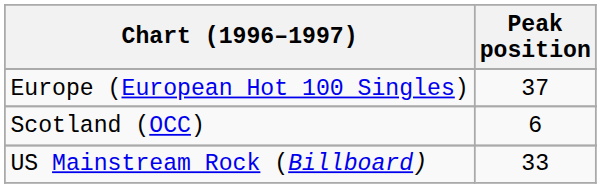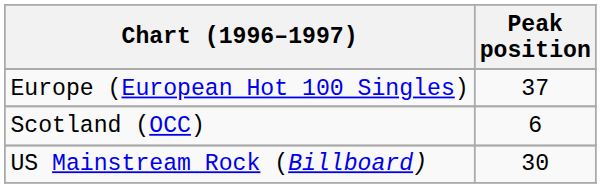(535, 164) 33 -> (535, 164) 30
